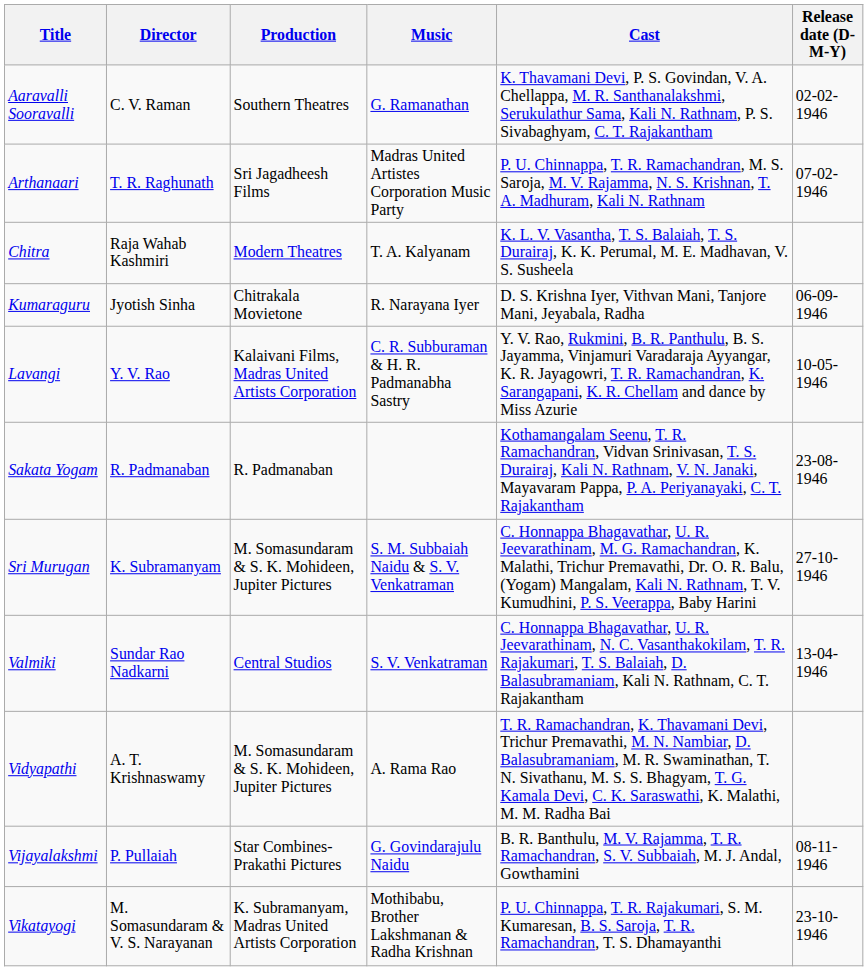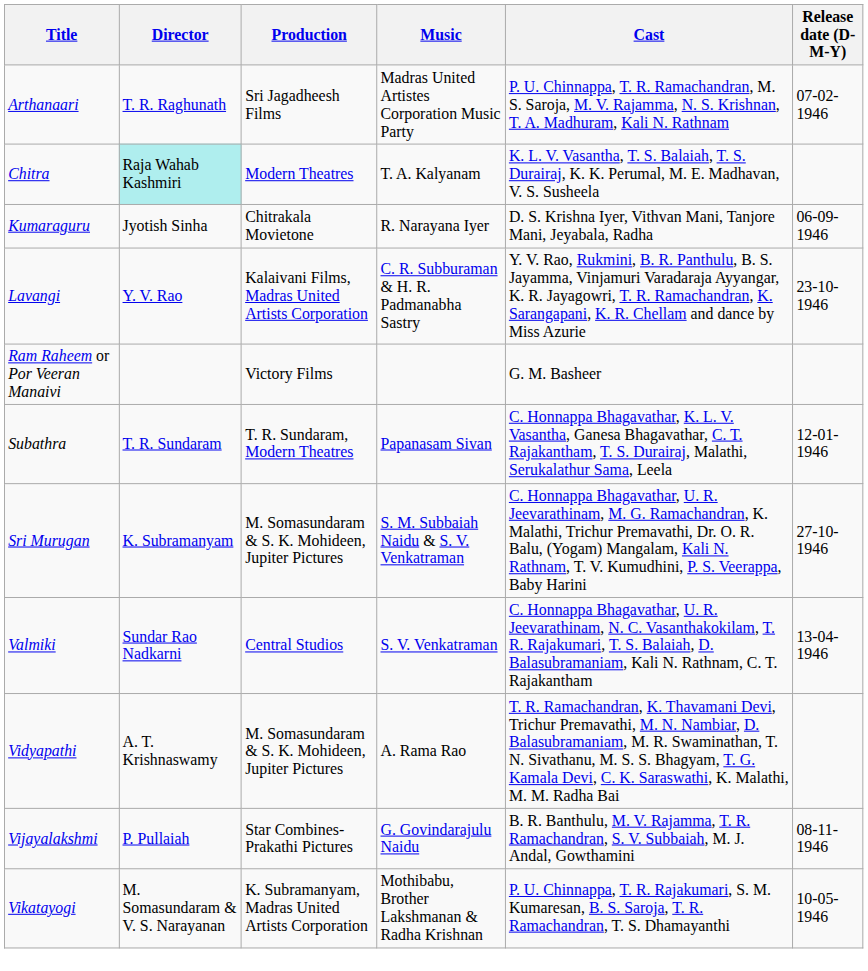- row: (41, 104)
(148, 252) no background -> (161, 174) paleturquoise background
(817, 374) 10-05-1946 -> (818, 295) 23-10-1946
+ row: (59, 374)
- row: (53, 470)
+ row: (37, 443)
(817, 926) 23-10-1946 -> (818, 908) 10-05-1946
